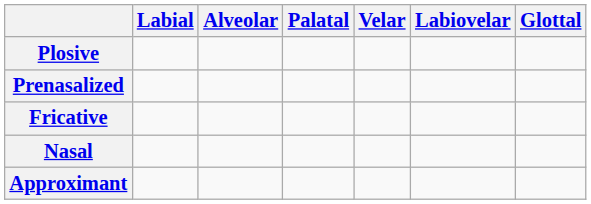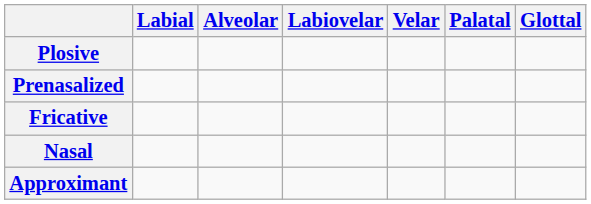columns swapped: (318, 20) <-> (463, 20)
